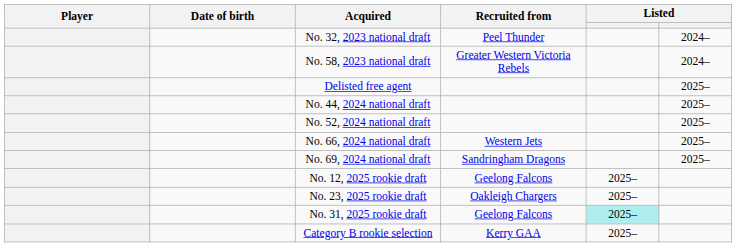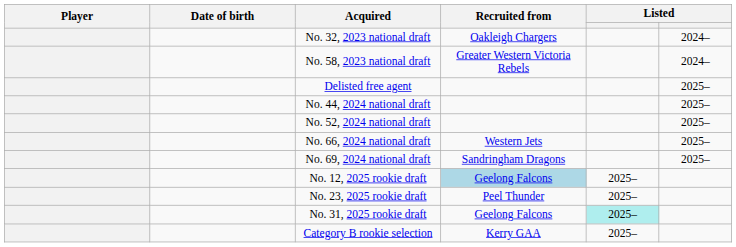(513, 37) Peel Thunder -> (513, 37) Oakleigh Chargers
(513, 178) no background -> (513, 178) lightblue background
(513, 196) Oakleigh Chargers -> (513, 196) Peel Thunder
